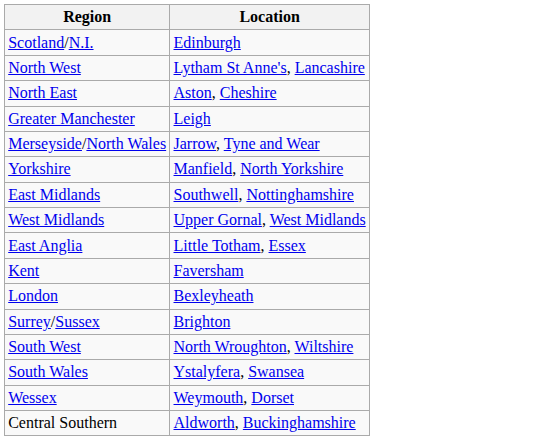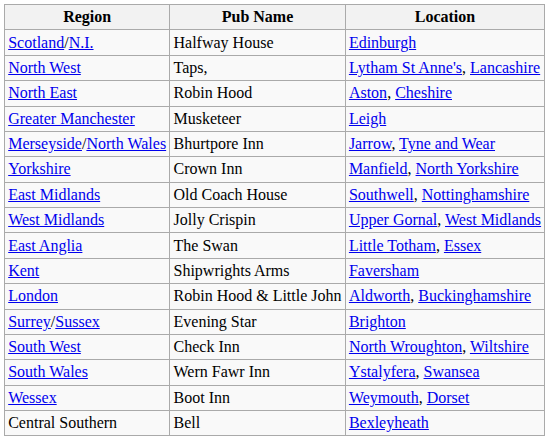+ column: (258, 17)
(214, 296) Bexleyheath -> (440, 296) Aldworth, Buckinghamshire
(265, 423) Aldworth, Buckinghamshire -> (389, 423) Bexleyheath
